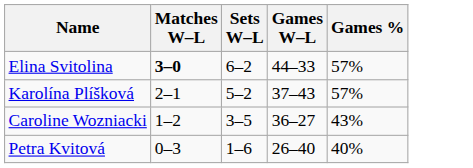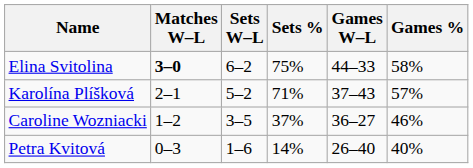+ column: (298, 28)
(347, 65) 57% -> (407, 65) 58%
(347, 120) 43% -> (407, 120) 46%
